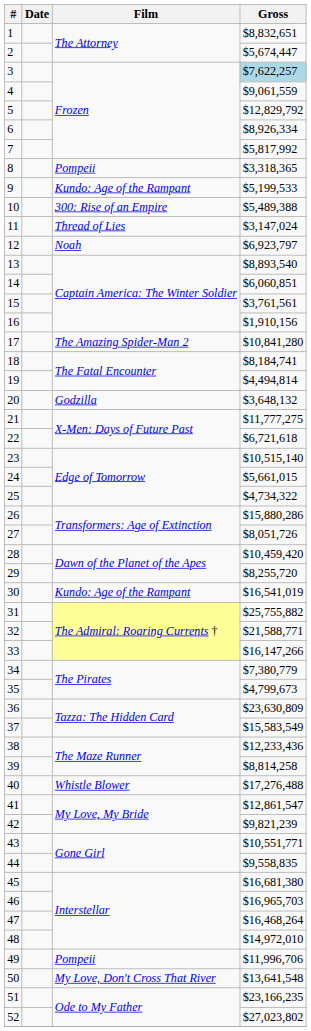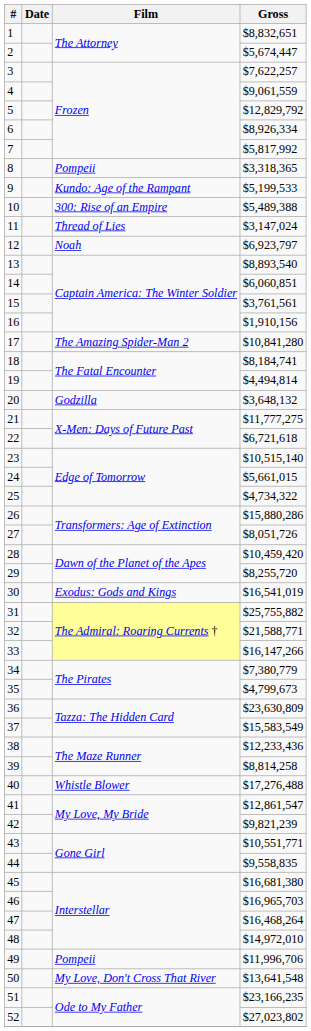(270, 71) lightblue background -> (270, 71) no background
(123, 592) Kundo: Age of the Rampant -> (115, 592) Exodus: Gods and Kings
